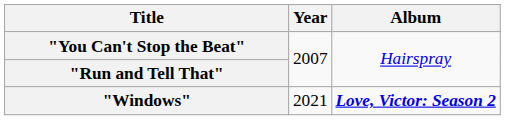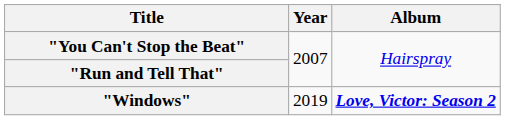(310, 100) 2021 -> (310, 100) 2019
